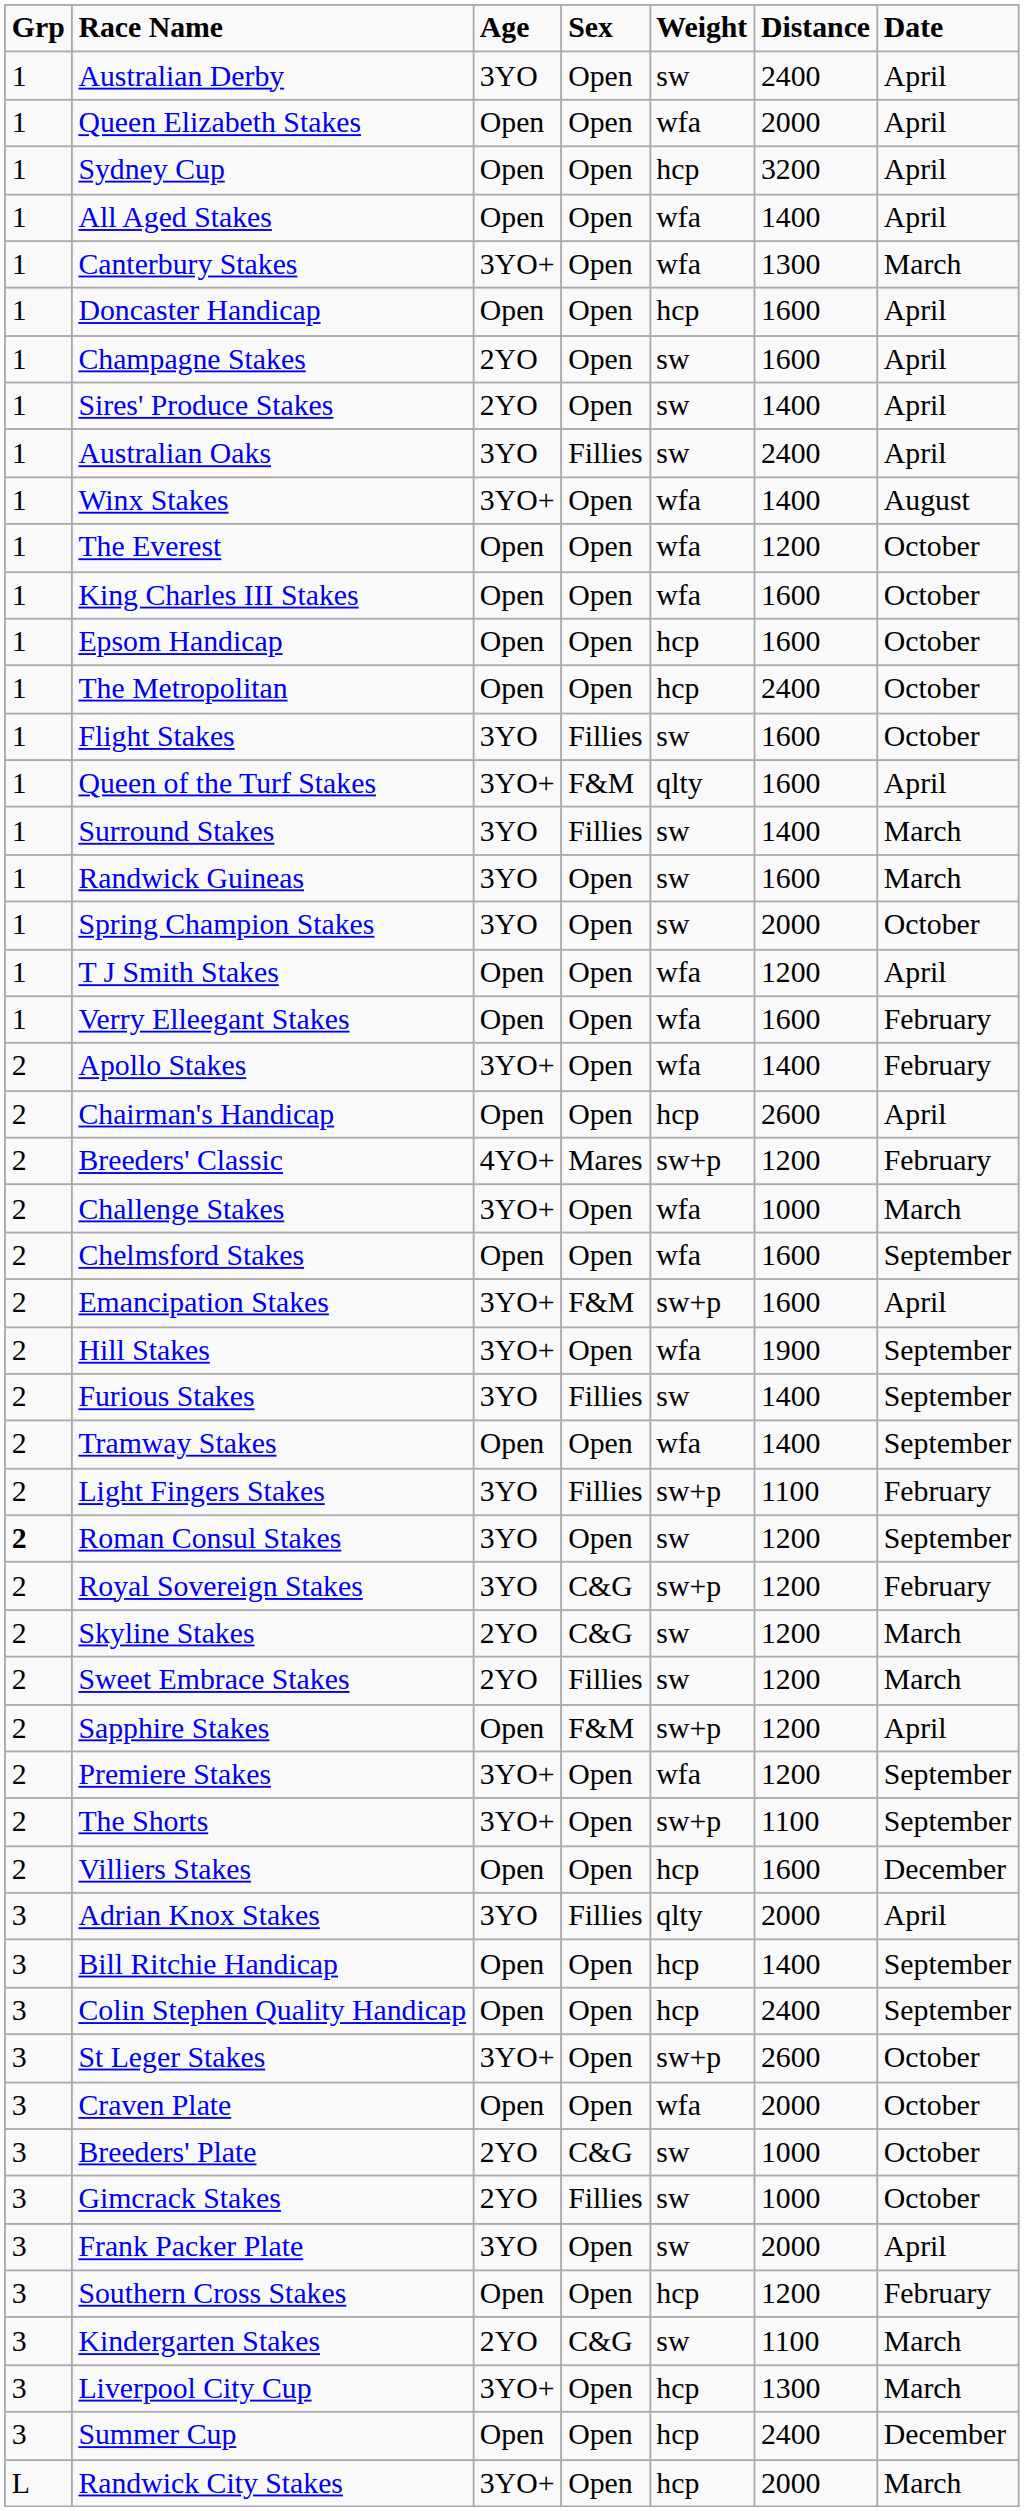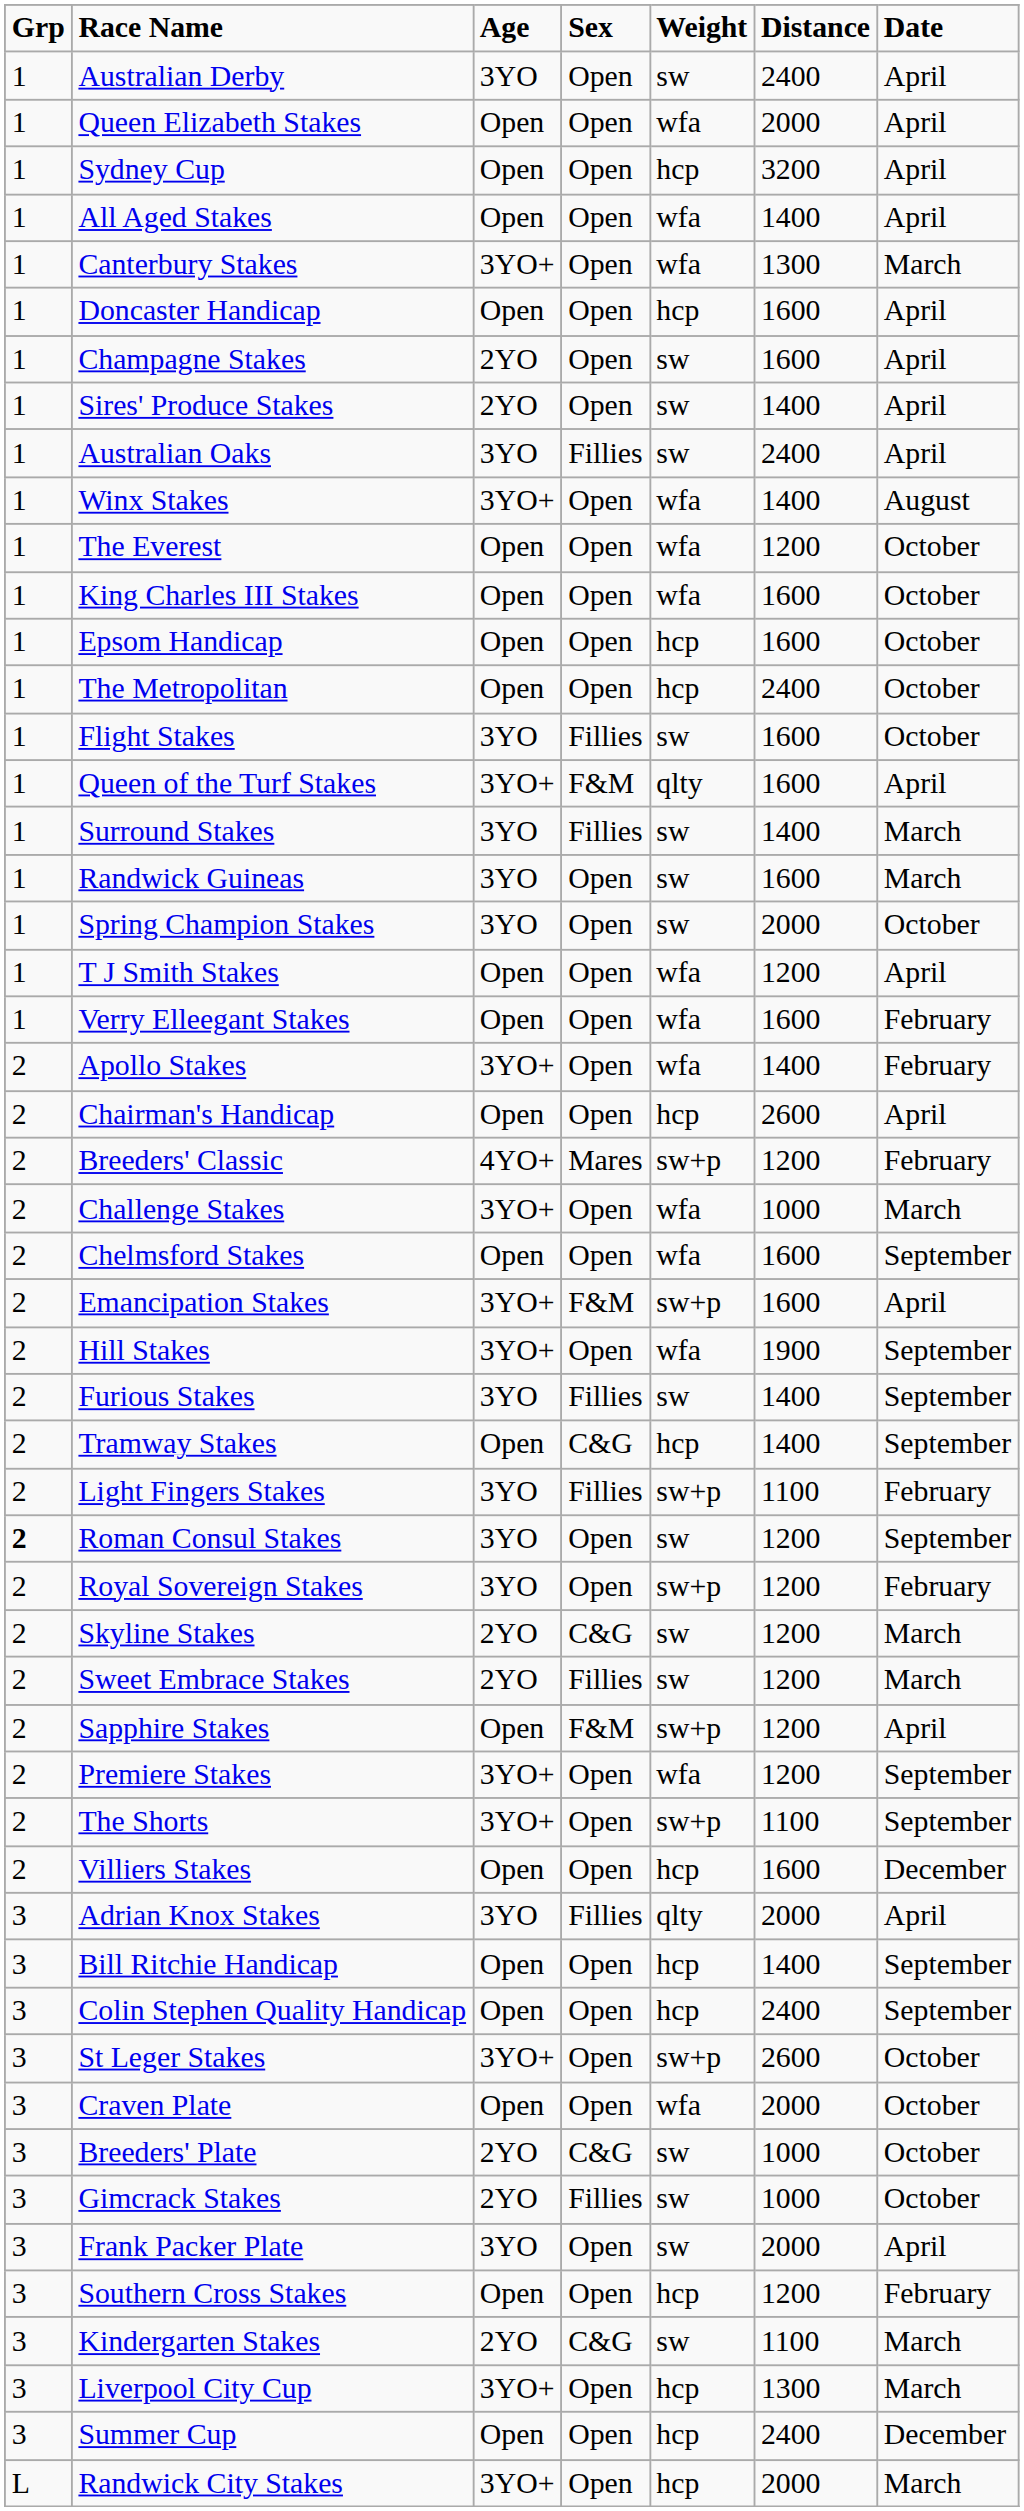(600, 1444) Open -> (600, 1444) C&G
(679, 1444) wfa -> (678, 1444) hcp
(600, 1585) C&G -> (600, 1585) Open
